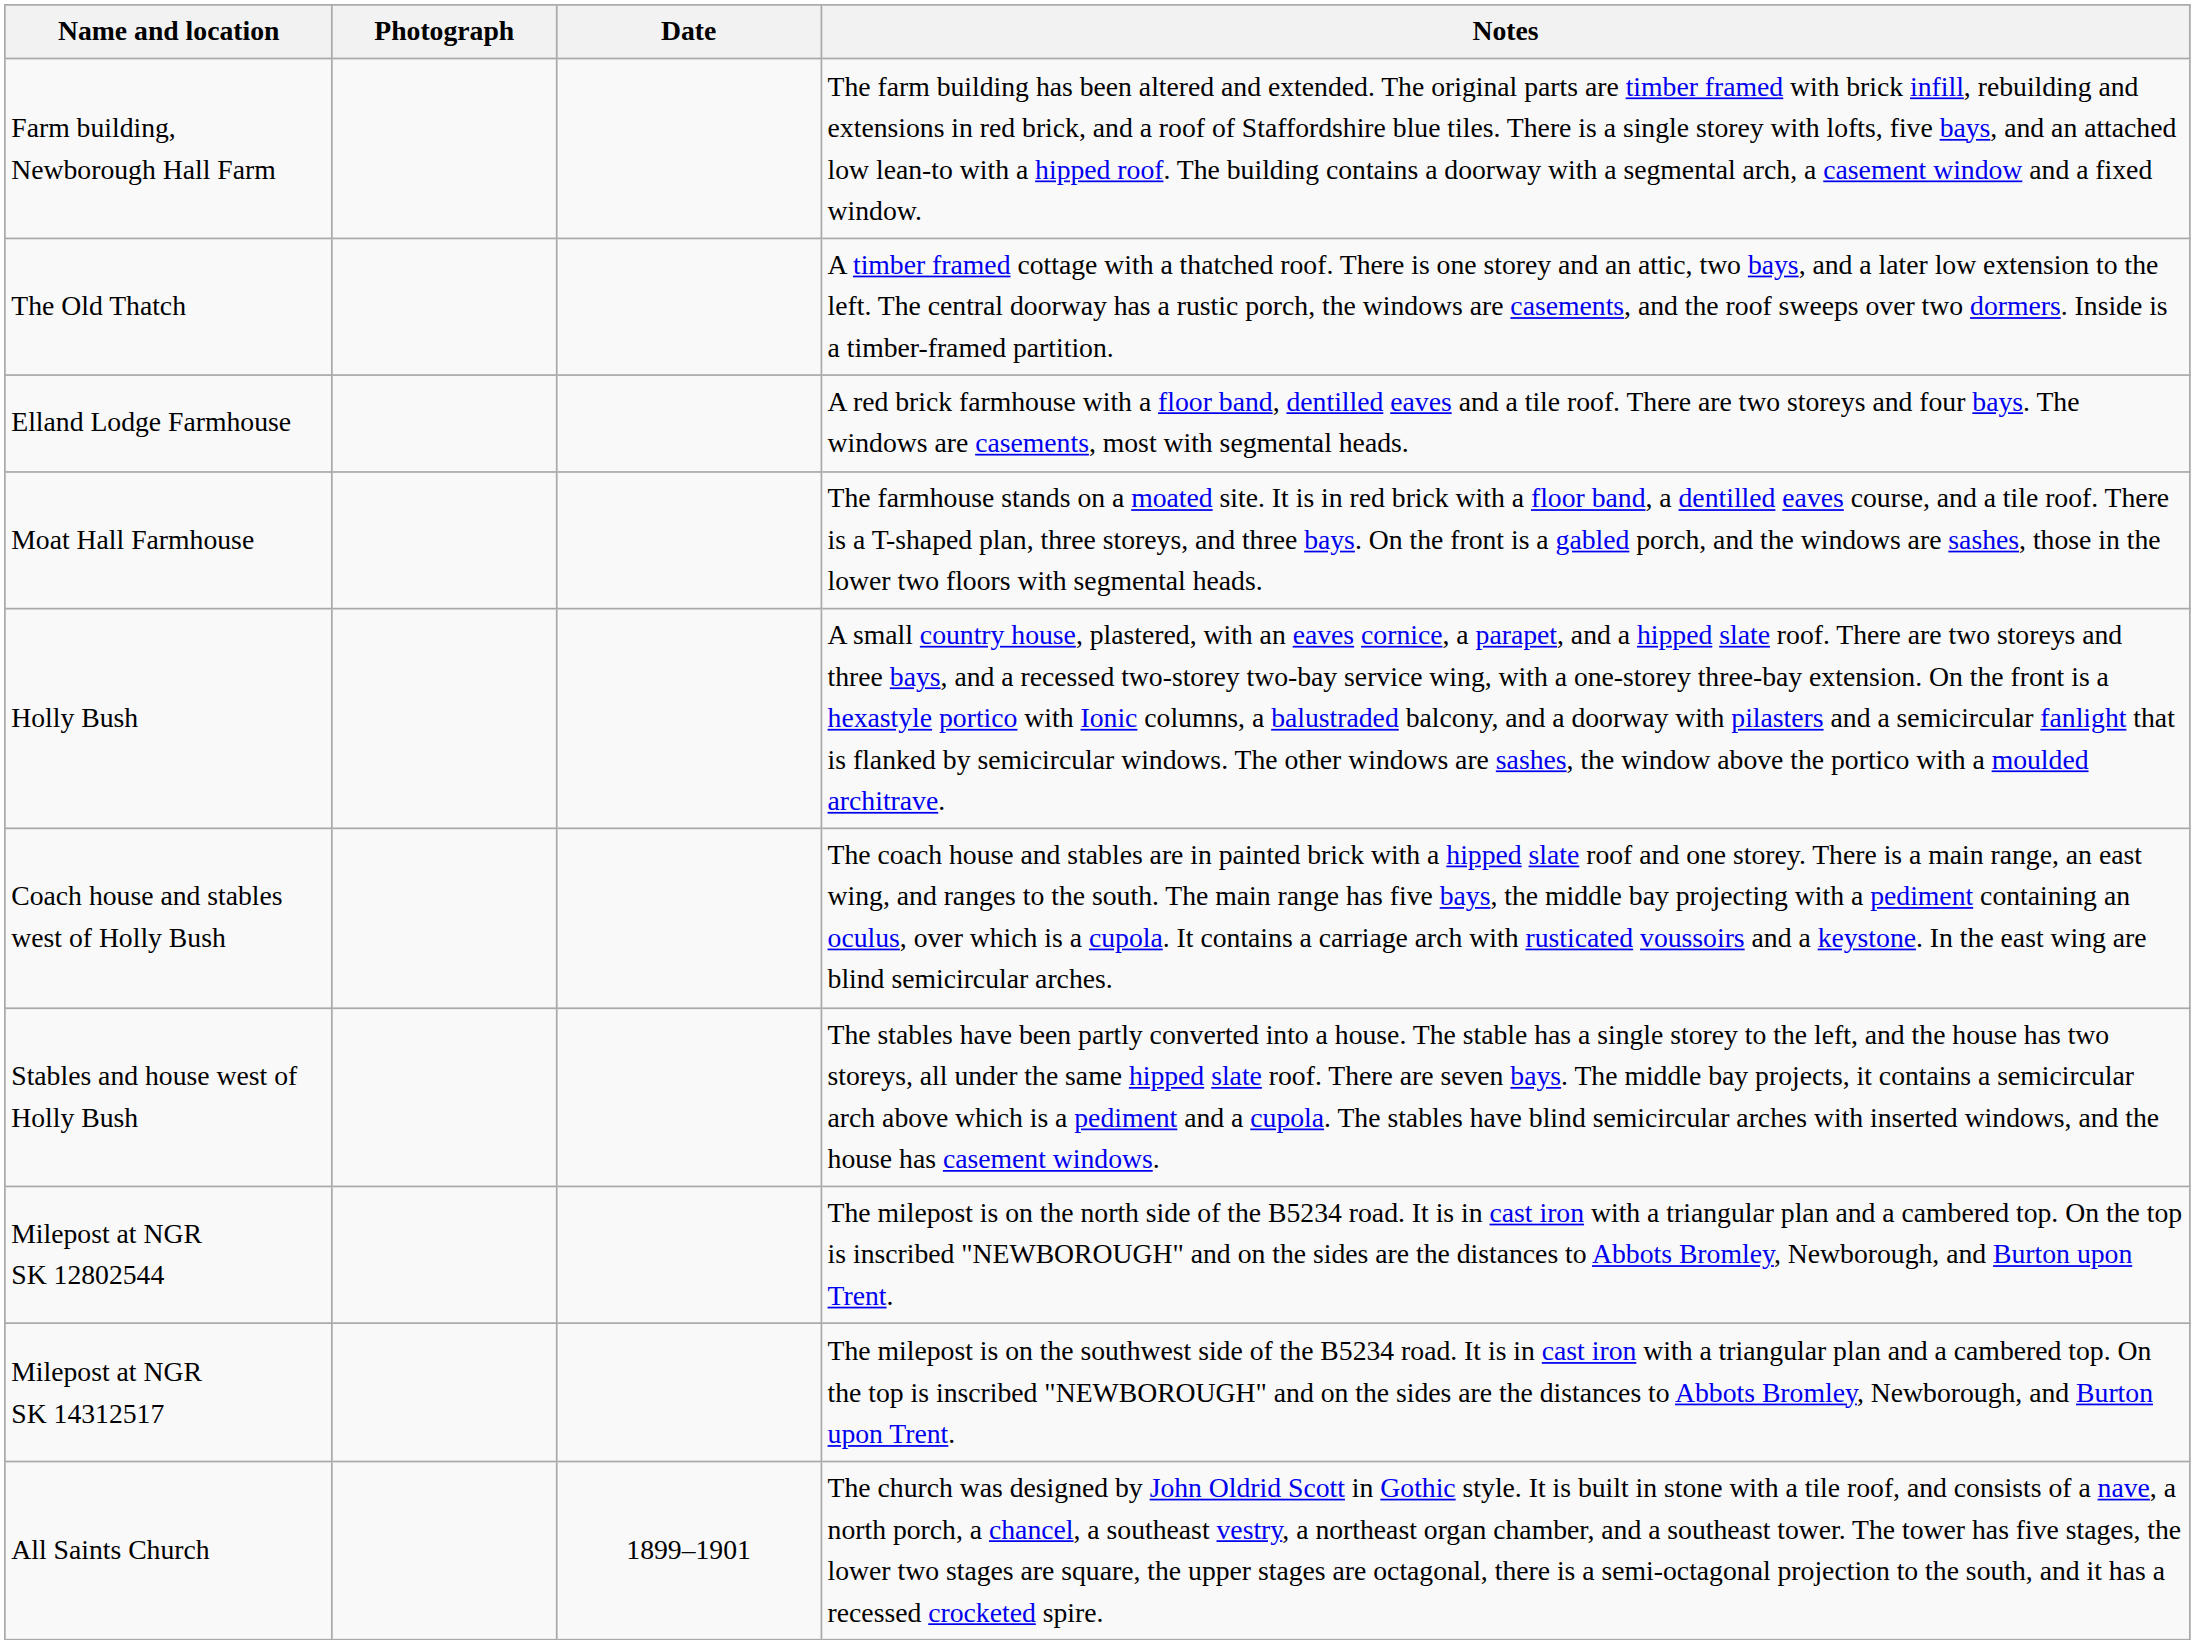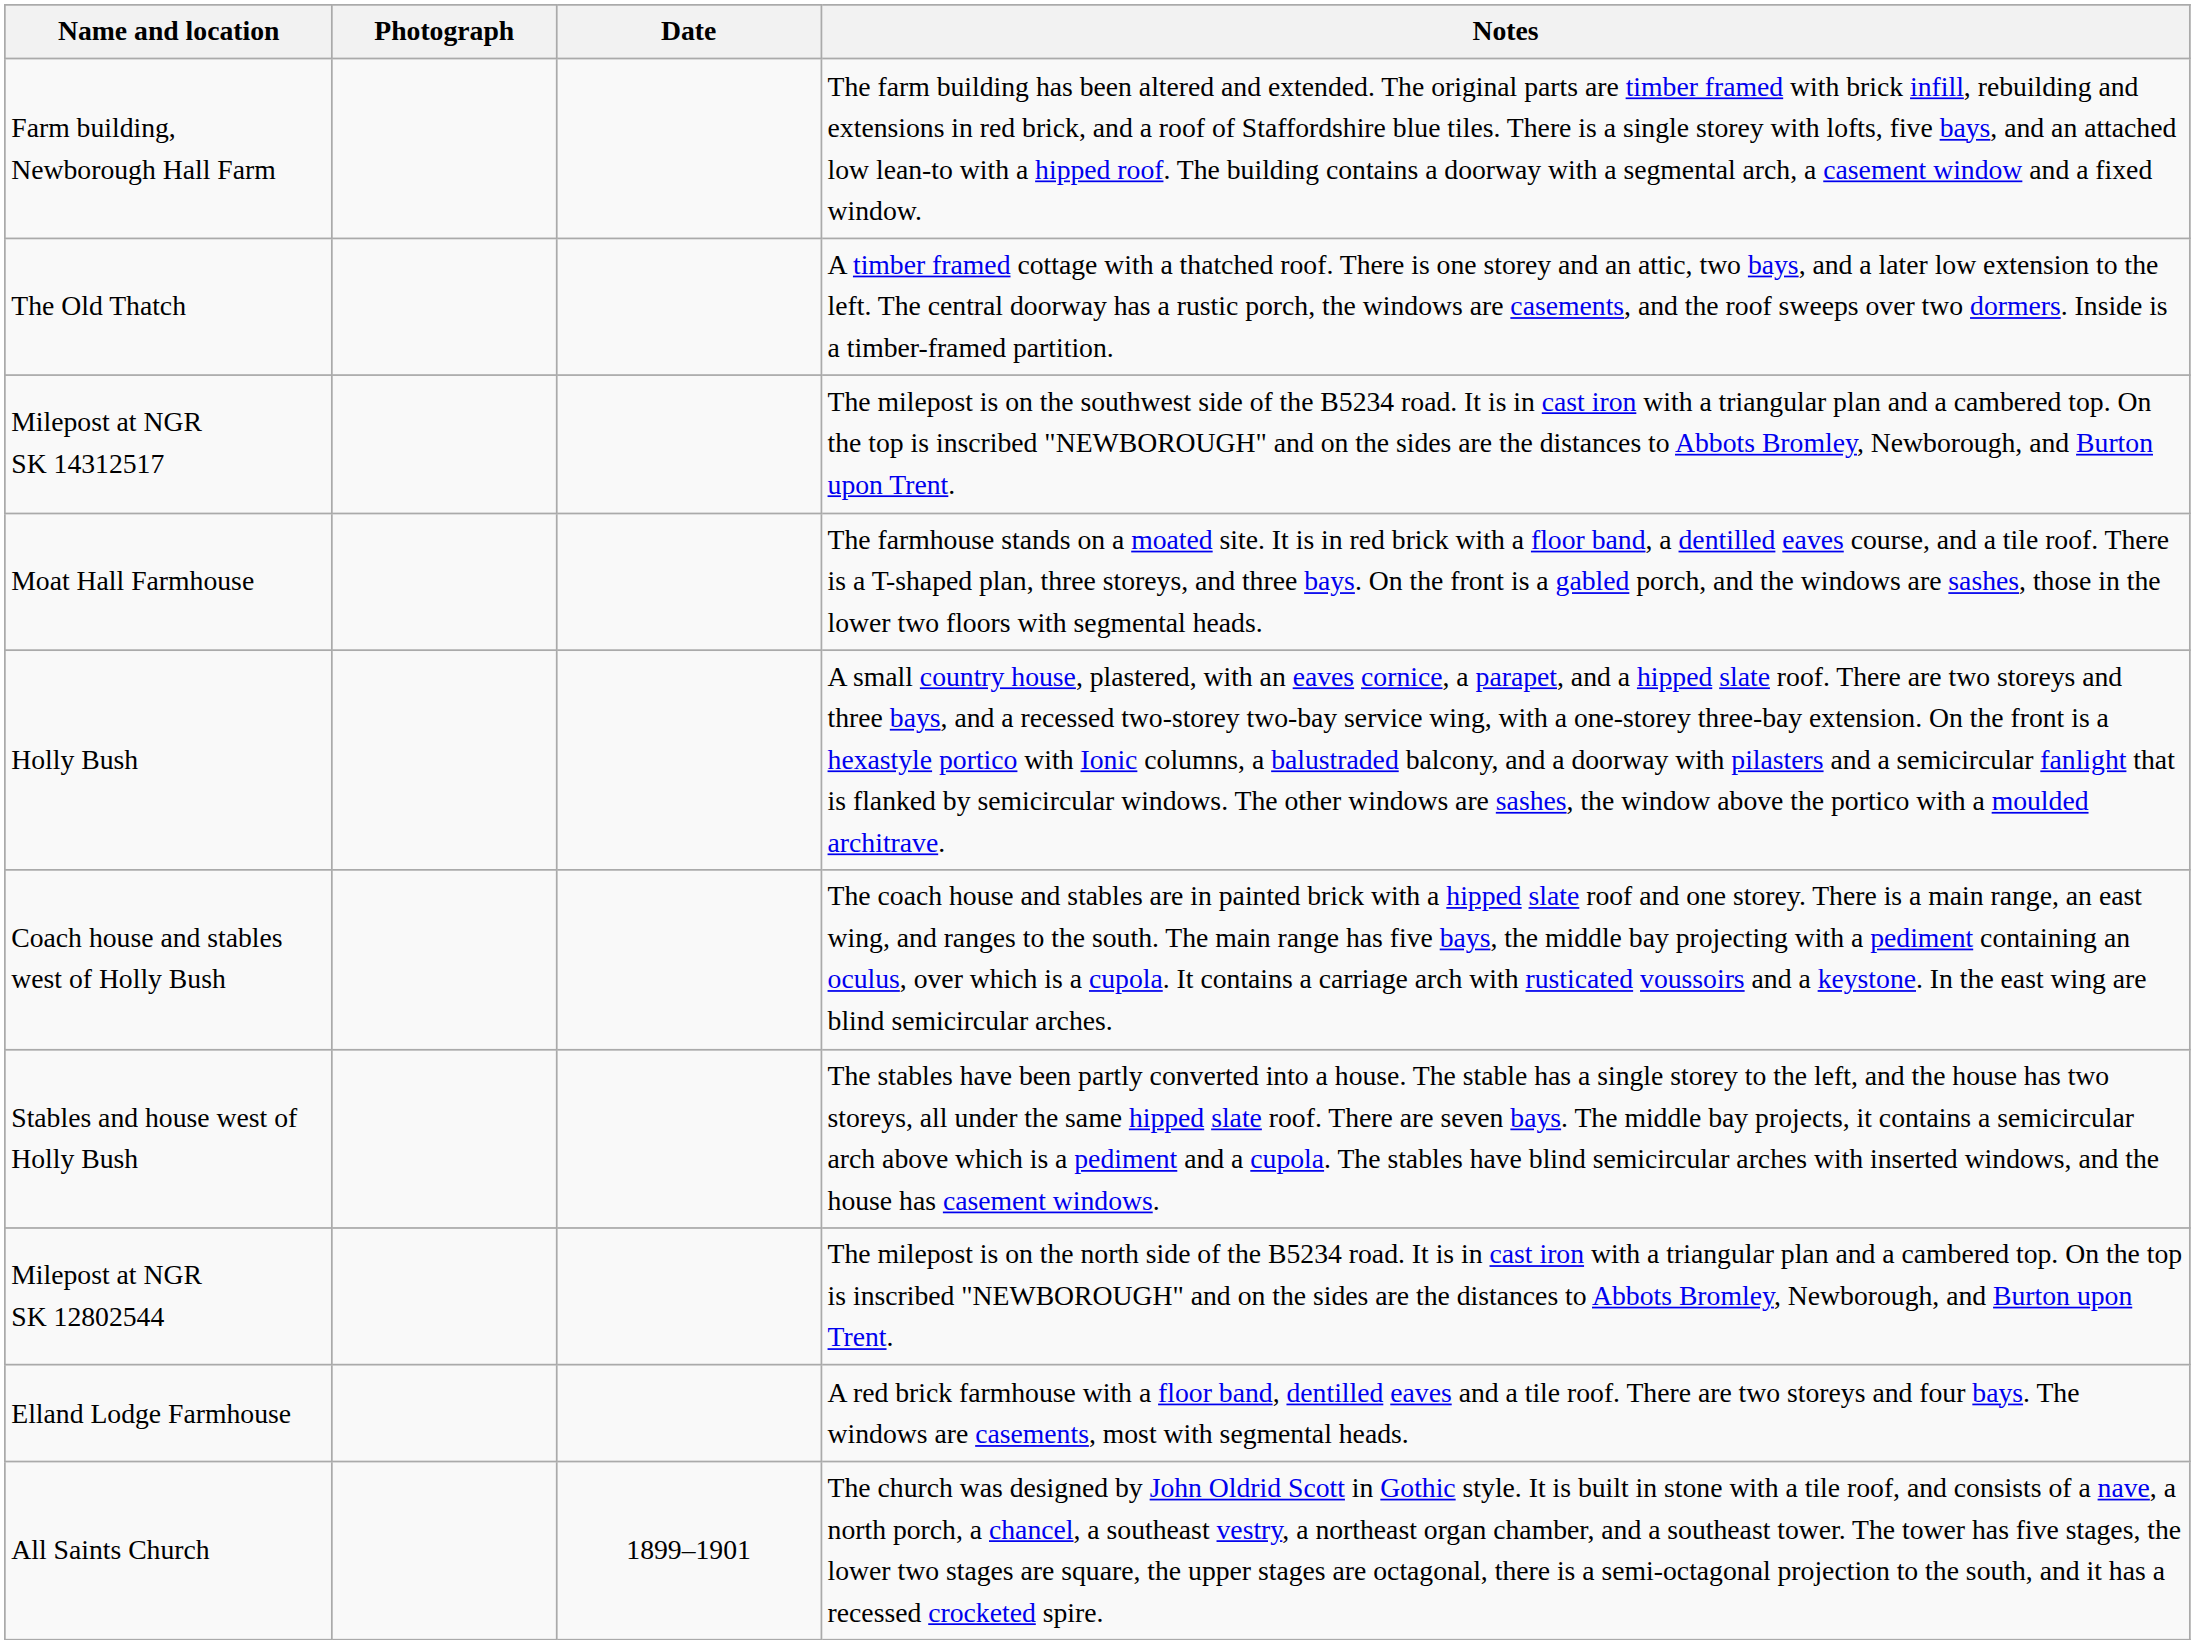rows swapped: (151, 422) <-> (107, 1392)
